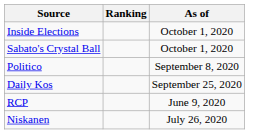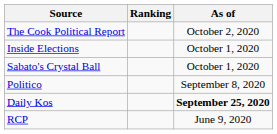+ row: (66, 31)
(197, 84) normal -> (223, 102) bold
- row: (28, 119)
